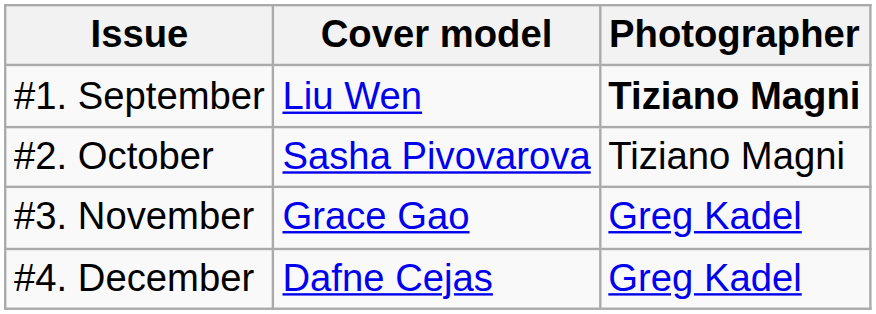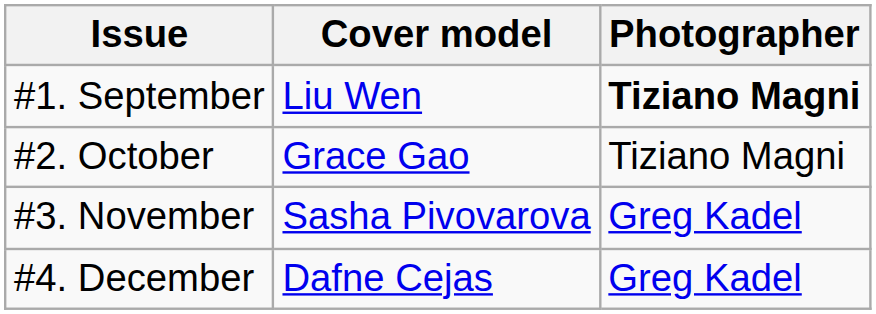(437, 156) Sasha Pivovarova -> (376, 156) Grace Gao
(376, 216) Grace Gao -> (437, 216) Sasha Pivovarova
